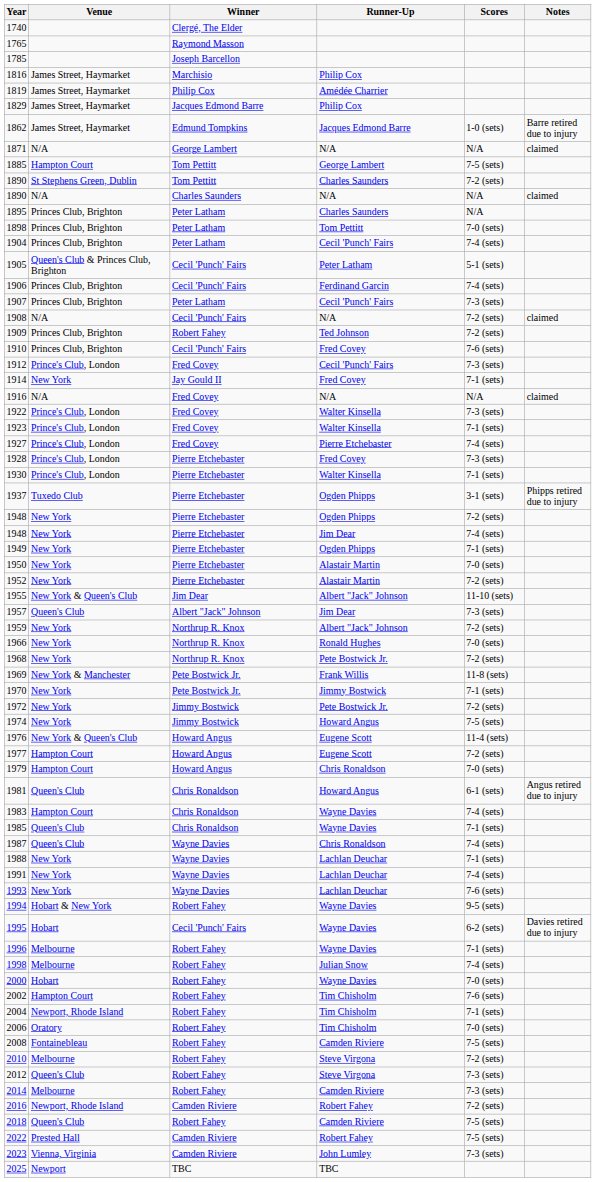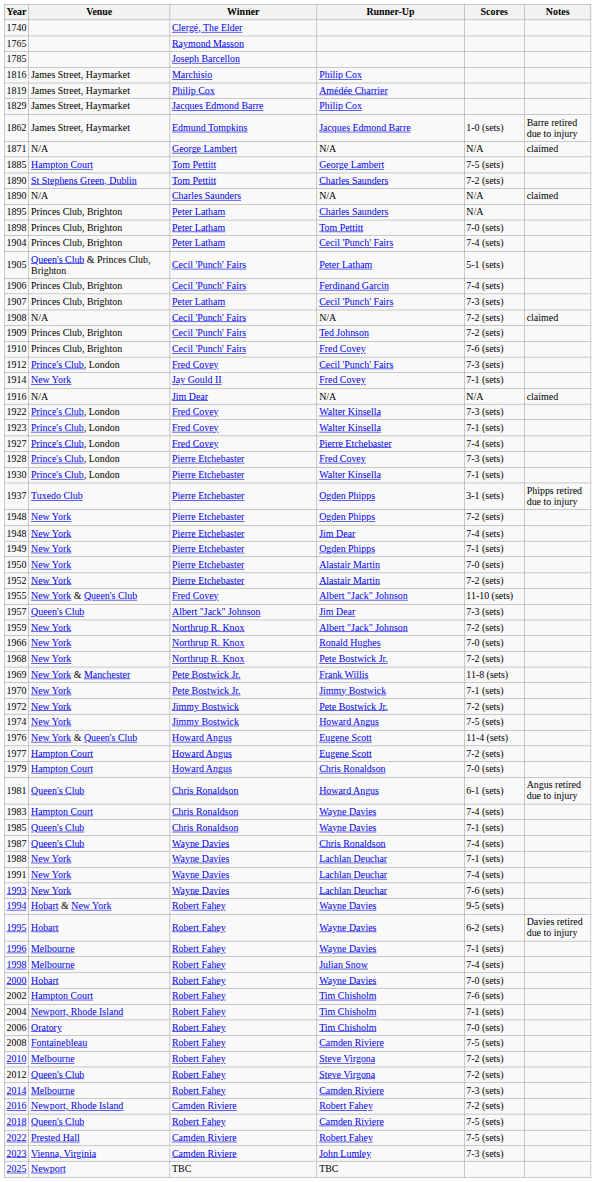(199, 333) Robert Fahey -> (209, 333) Cecil 'Punch' Fairs
(195, 396) Fred Covey -> (190, 396) Jim Dear
(190, 596) Jim Dear -> (195, 596) Fred Covey
(209, 927) Cecil 'Punch' Fairs -> (199, 927) Robert Fahey
(485, 1075) 7-3 (sets) -> (485, 1075) 7-2 (sets)
